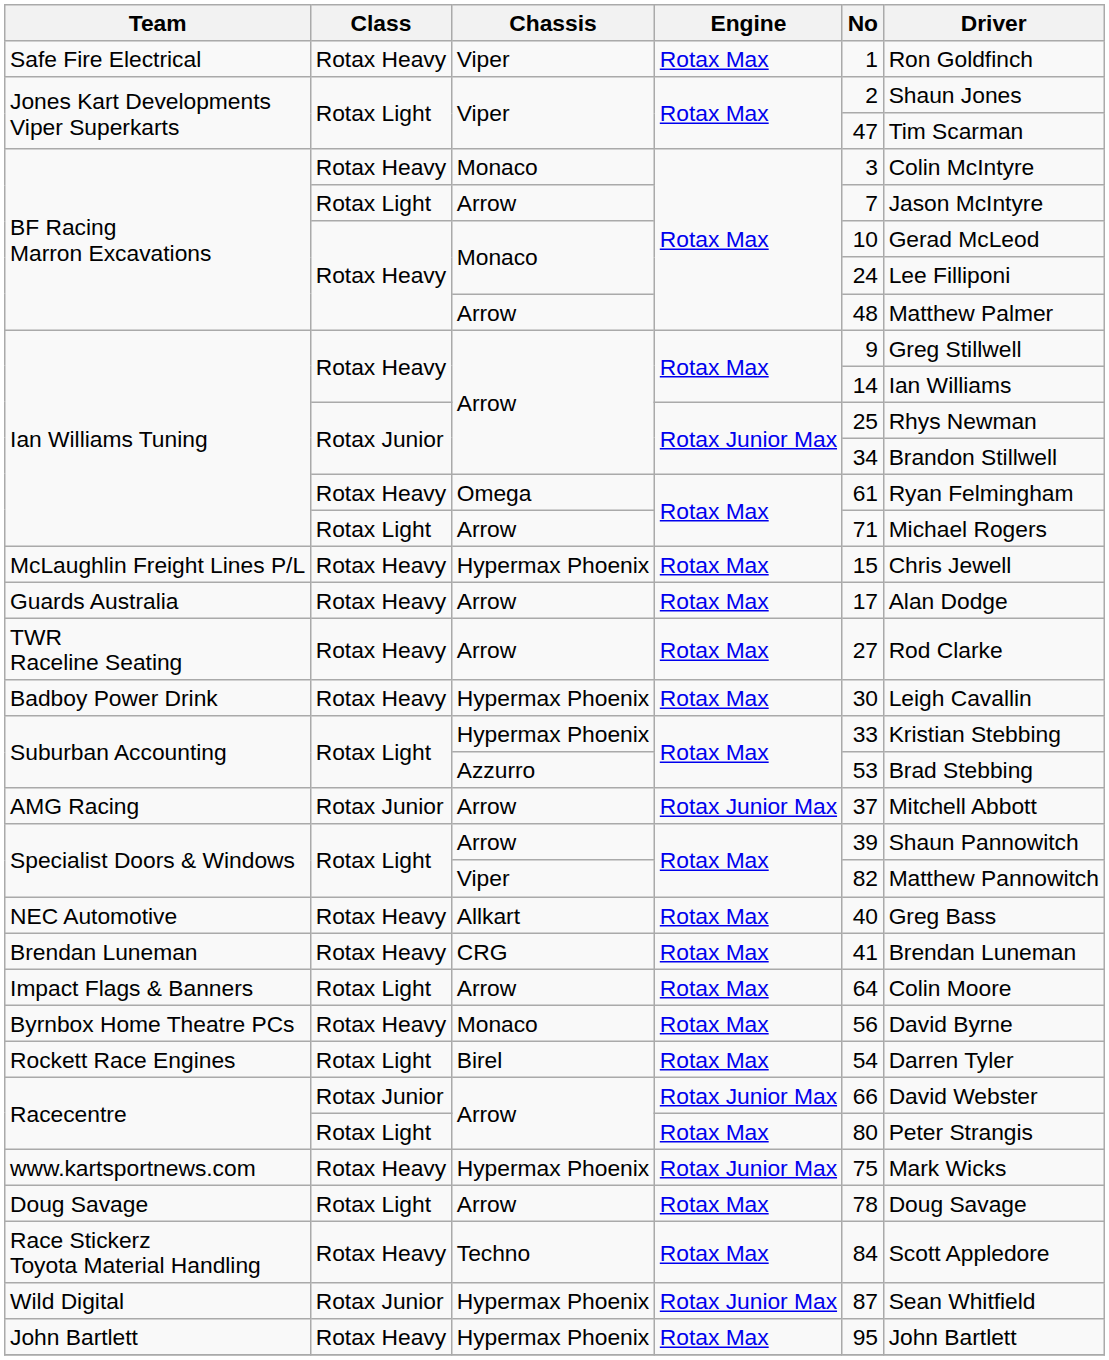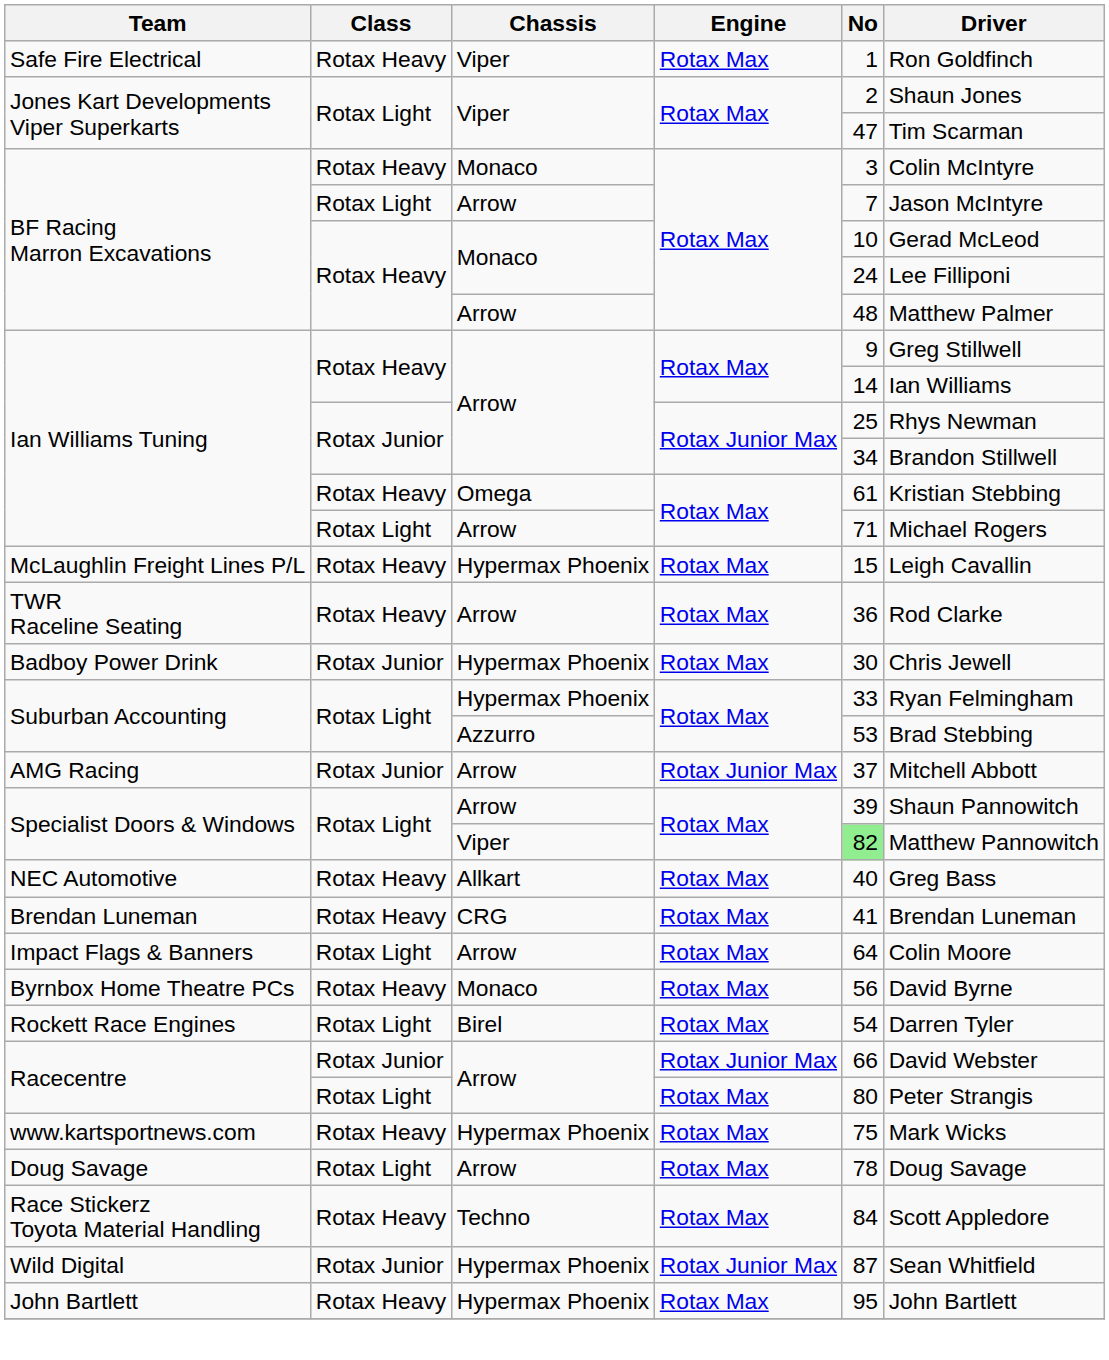(981, 492) Ryan Felmingham -> (975, 492) Kristian Stebbing
(950, 564) Chris Jewell -> (960, 564) Leigh Cavallin
- row: (94, 600)
(865, 649) 27 -> (865, 613) 36
(381, 698) Rotax Heavy -> (380, 662) Rotax Junior
(960, 698) Leigh Cavallin -> (950, 662) Chris Jewell
(975, 734) Kristian Stebbing -> (981, 698) Ryan Felmingham
(865, 879) no background -> (865, 843) lightgreen background
(748, 1167) Rotax Junior Max -> (714, 1131) Rotax Max
